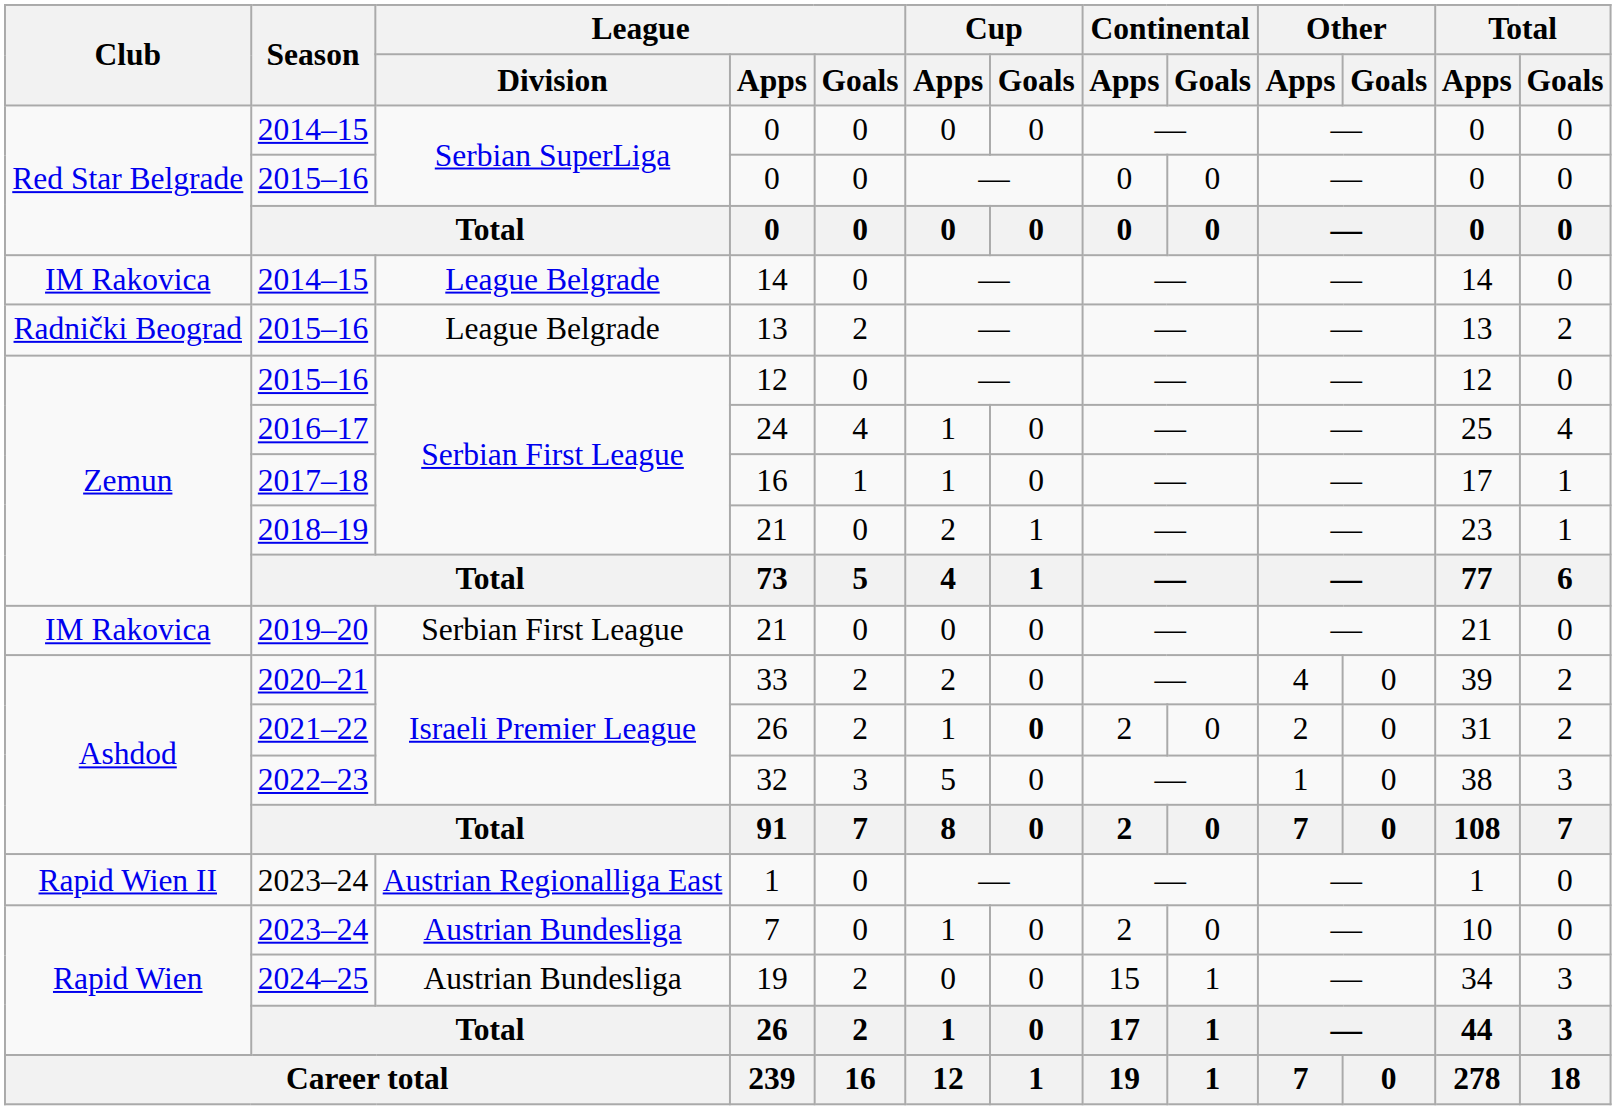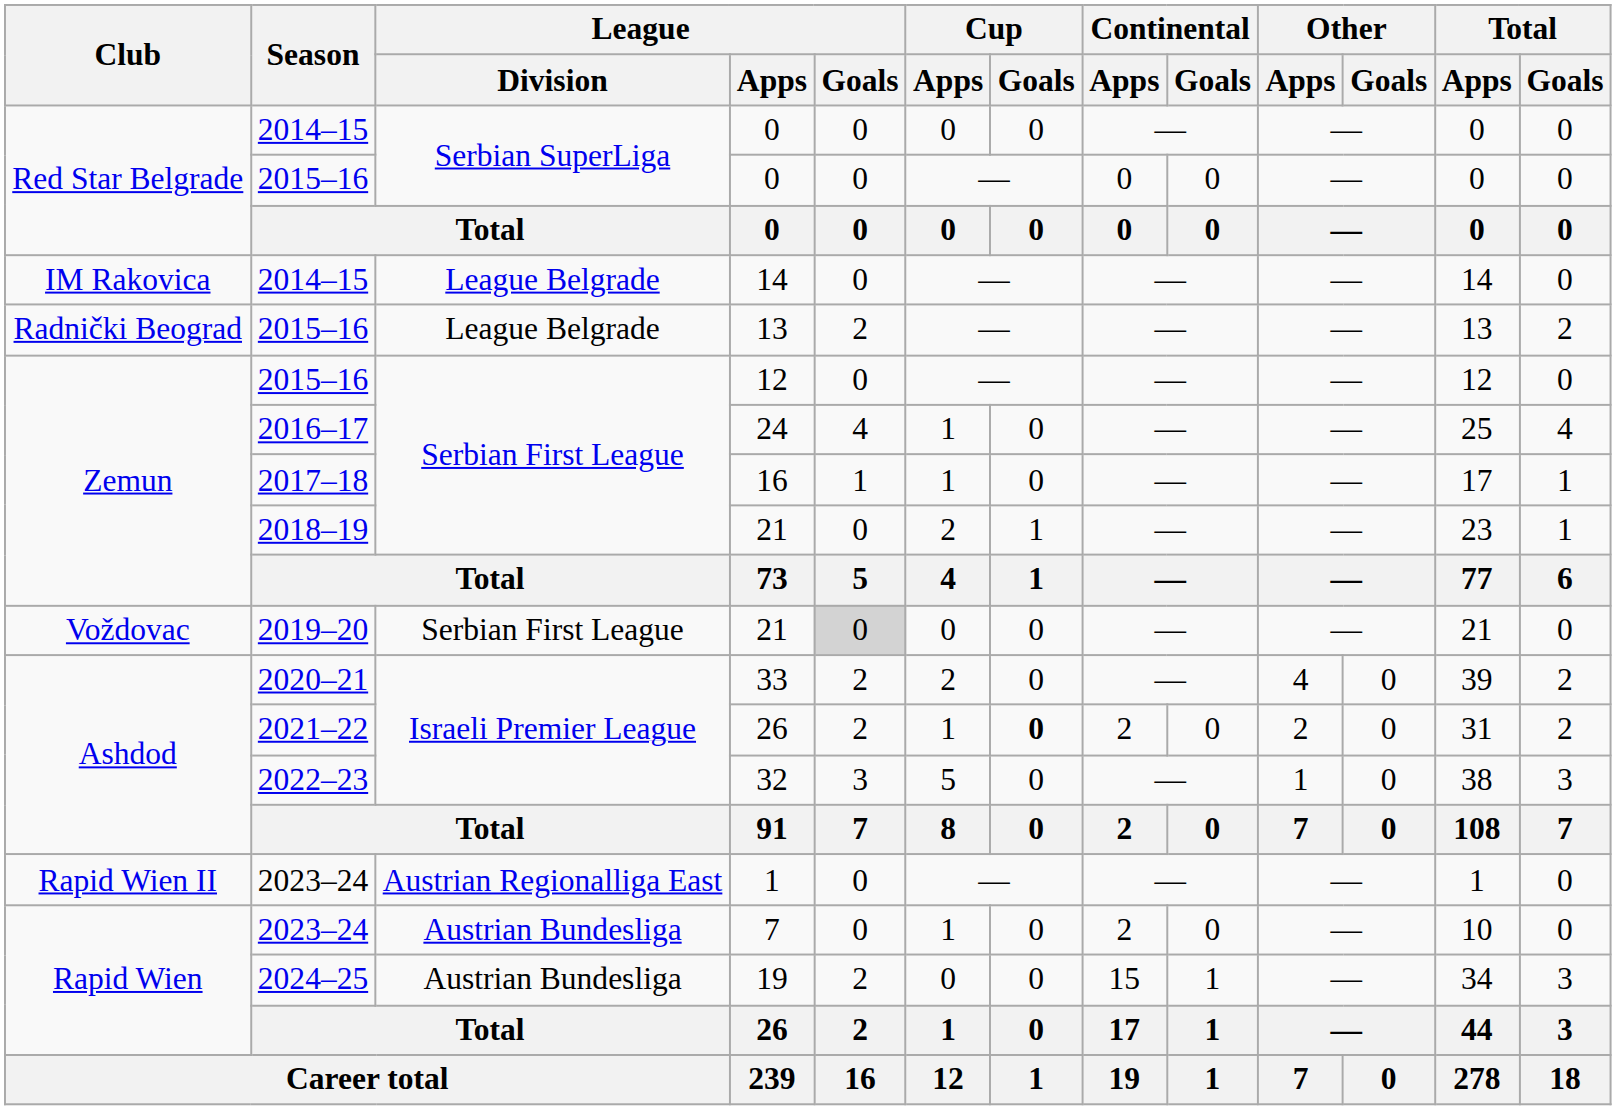(128, 629) IM Rakovica -> (128, 629) Voždovac
(860, 629) no background -> (860, 629) lightgrey background
